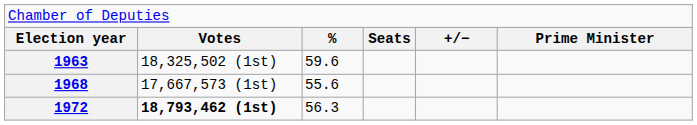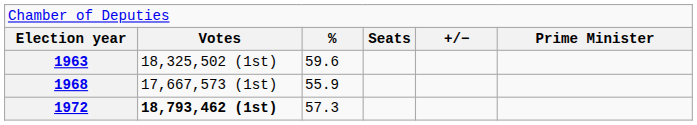(322, 85) 55.6 -> (322, 85) 55.9
(322, 108) 56.3 -> (322, 108) 57.3
